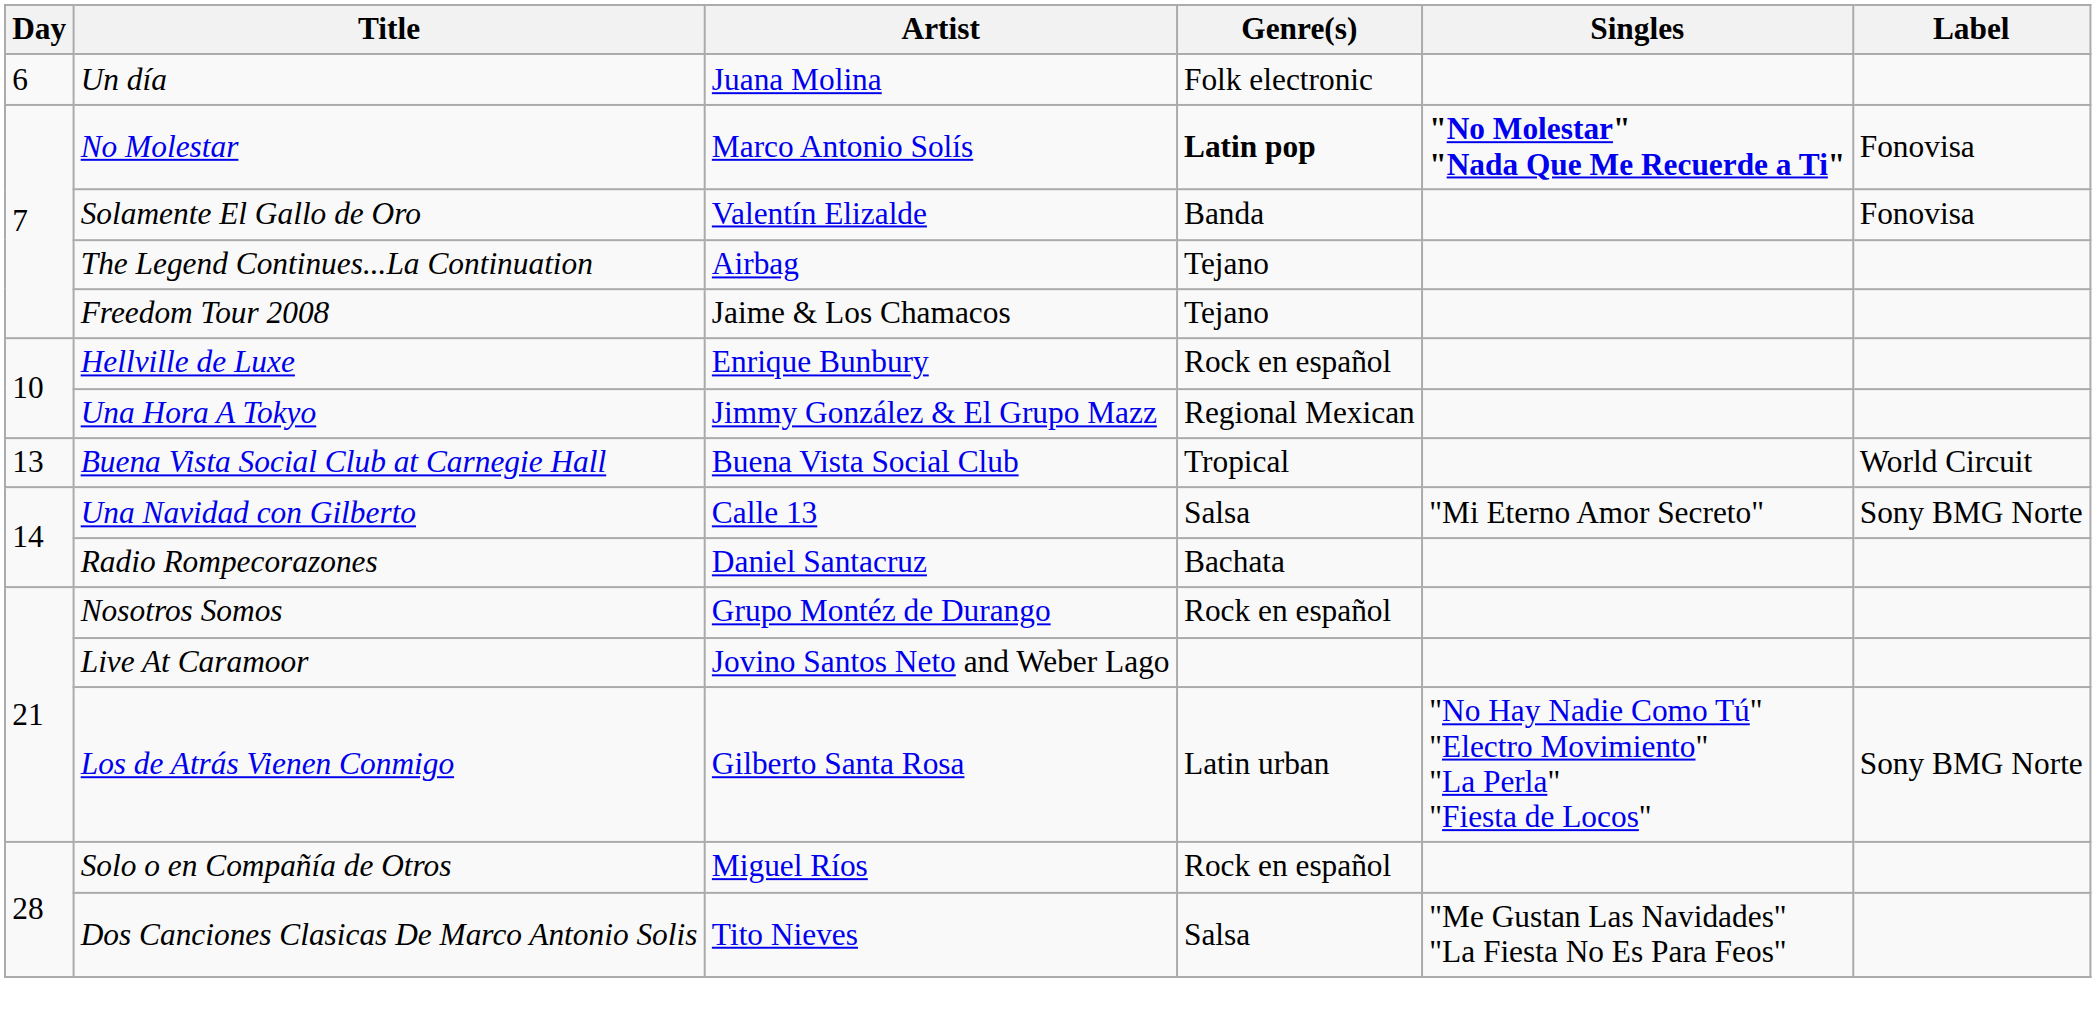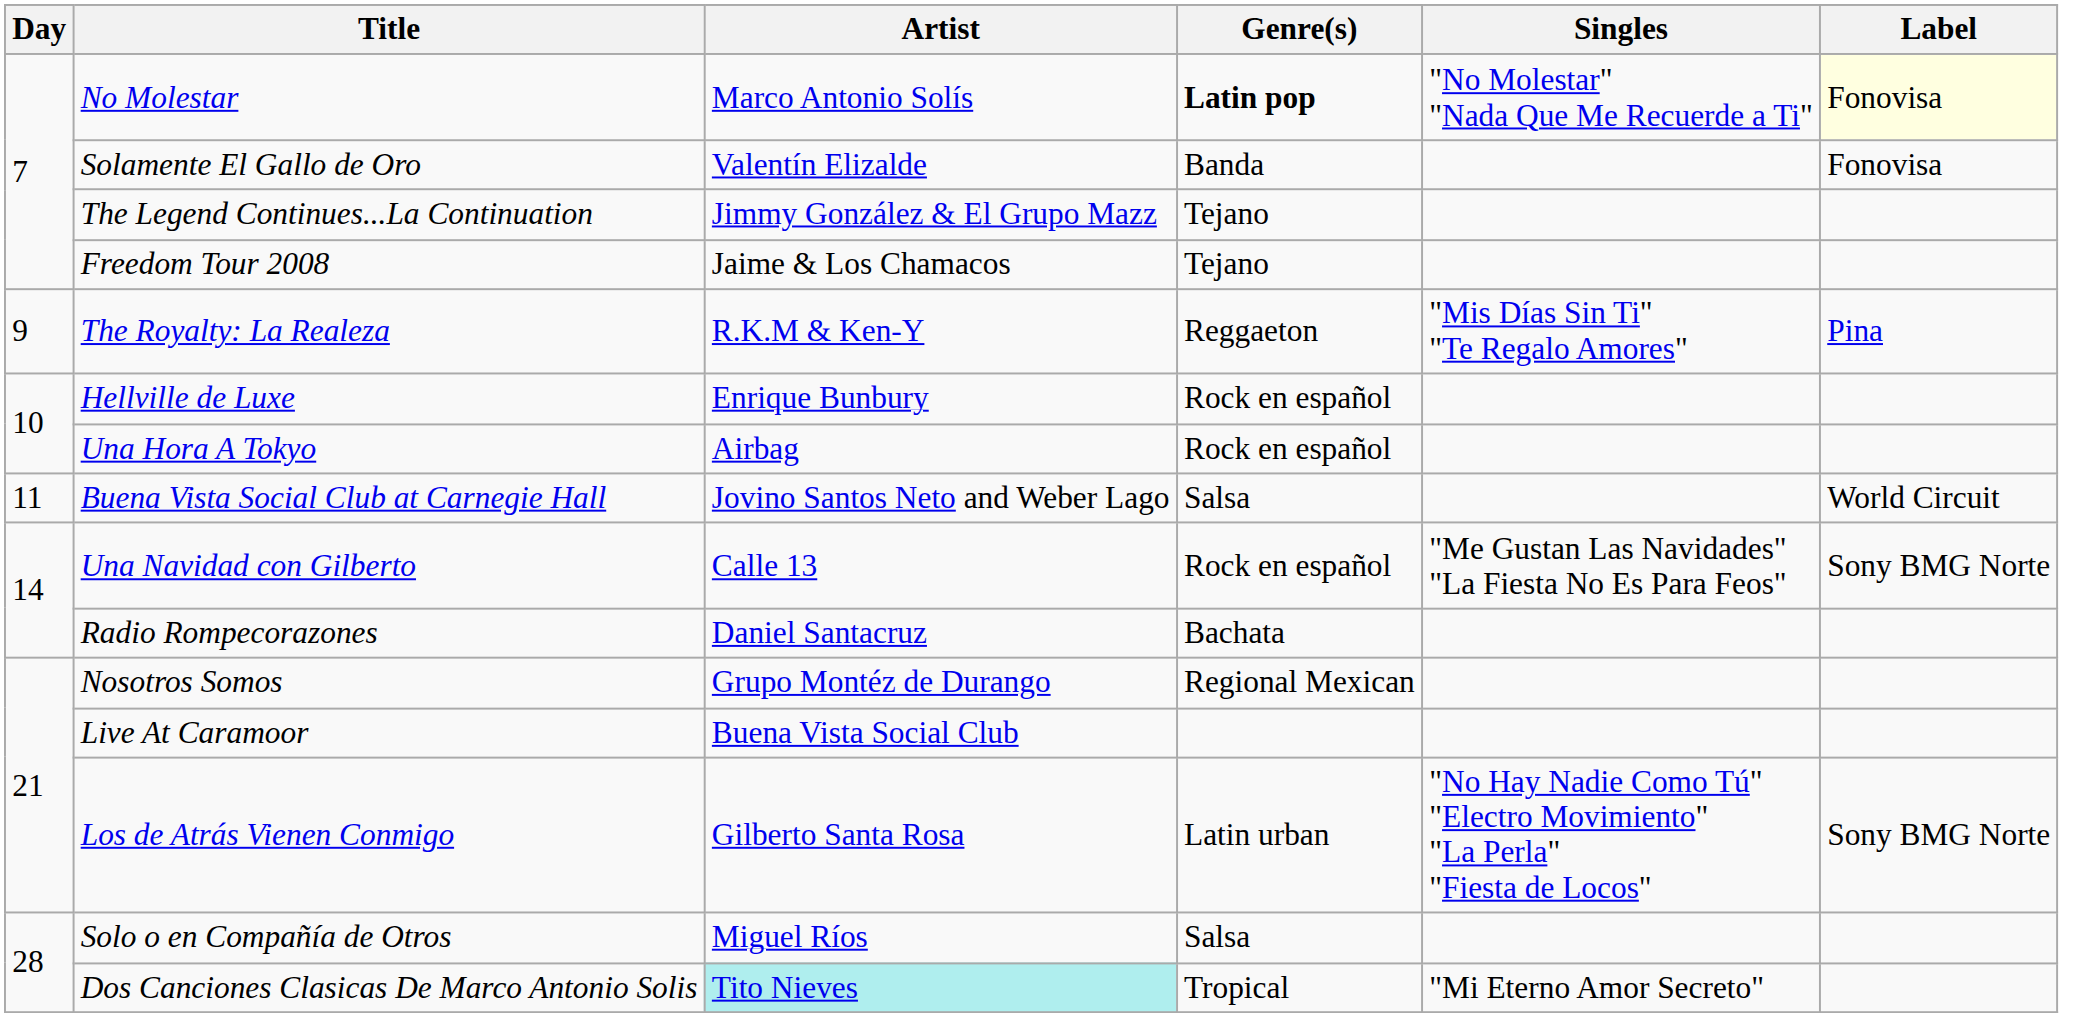- row: (124, 79)
(1637, 146) bold -> (1621, 96) normal
(1917, 146) no background -> (1885, 96) lightyellow background
(755, 263) Airbag -> (934, 213) Jimmy González & El Grupo Mazz
+ row: (235, 330)
(934, 412) Jimmy González & El Grupo Mazz -> (755, 448) Airbag
(1299, 412) Regional Mexican -> (1288, 448) Rock en español
(28, 462) 13 -> (27, 497) 11
(865, 462) Buena Vista Social Club -> (941, 497) Jovino Santos Neto and Weber Lago
(1237, 462) Tropical -> (1217, 497) Salsa
(1217, 512) Salsa -> (1288, 565) Rock en español
(1597, 512) "Mi Eterno Amor Secreto" -> (1608, 565) "Me Gustan Las Navidades" "La Fiesta No Es Para Feos"
(1288, 611) Rock en español -> (1299, 682) Regional Mexican
(941, 661) Jovino Santos Neto and Weber Lago -> (865, 732) Buena Vista Social Club
(1288, 866) Rock en español -> (1217, 937) Salsa
(785, 934) no background -> (785, 987) paleturquoise background
(1217, 934) Salsa -> (1237, 987) Tropical
(1608, 934) "Me Gustan Las Navidades" "La Fiesta No Es Para Feos" -> (1597, 987) "Mi Eterno Amor Secreto"
